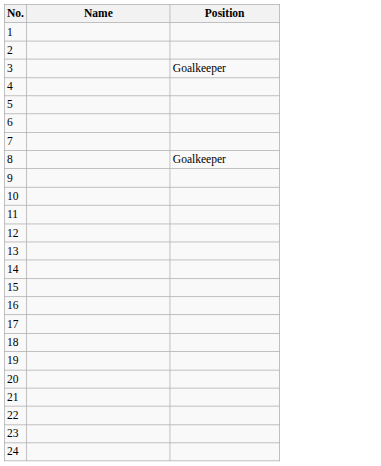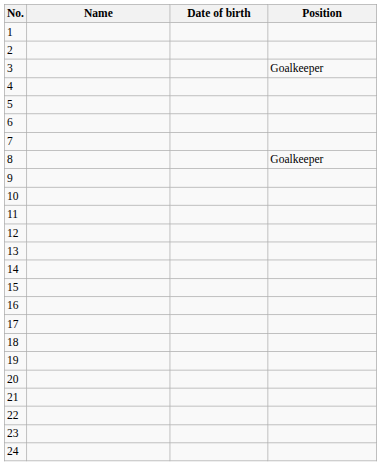+ column: (219, 13)
